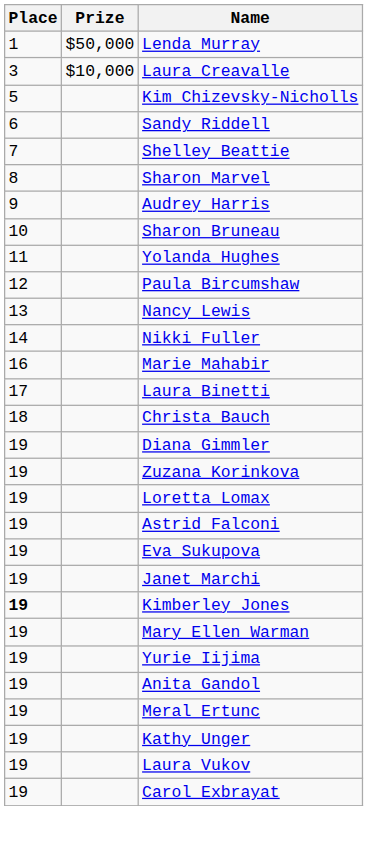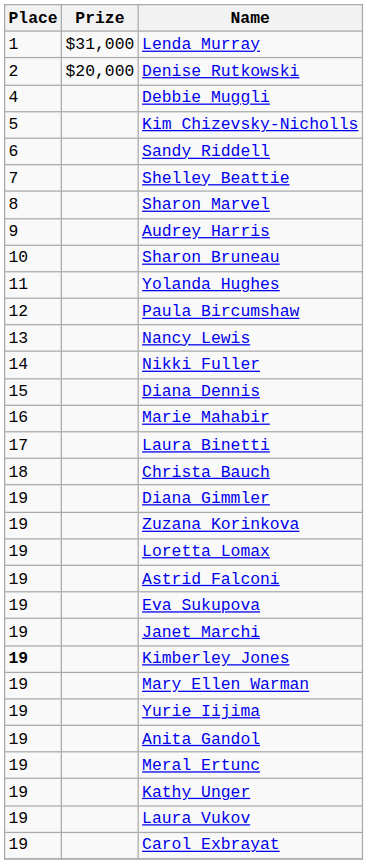(100, 45) $50,000 -> (100, 45) $31,000
+ row: (221, 71)
- row: (216, 71)
+ row: (206, 98)
+ row: (201, 392)
